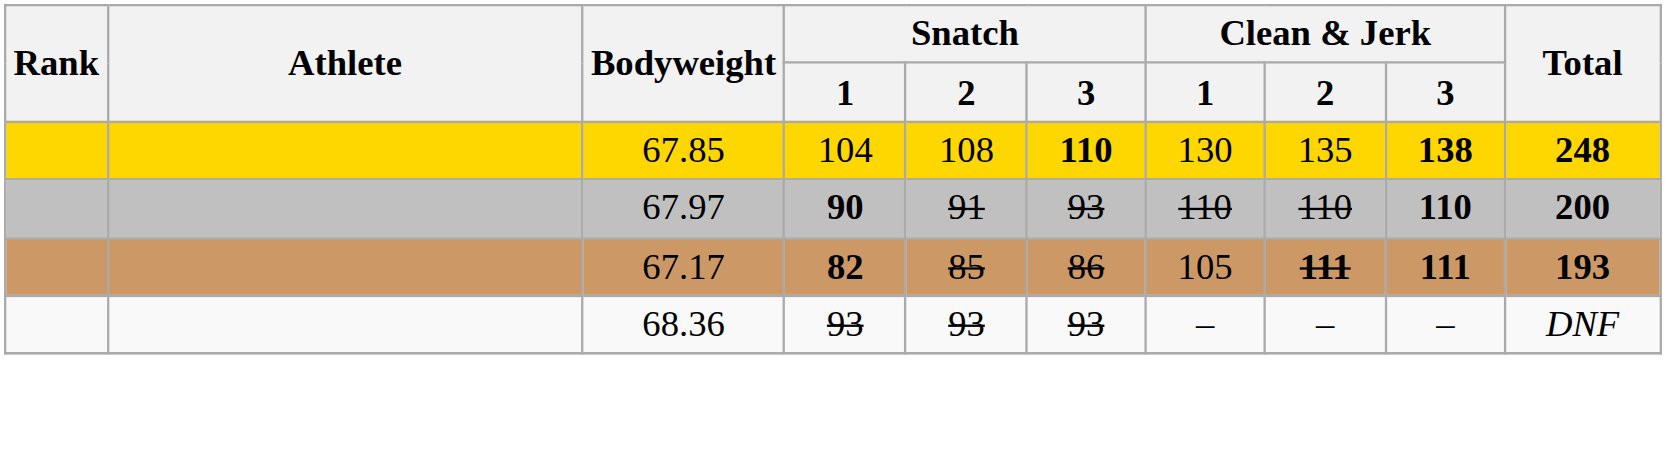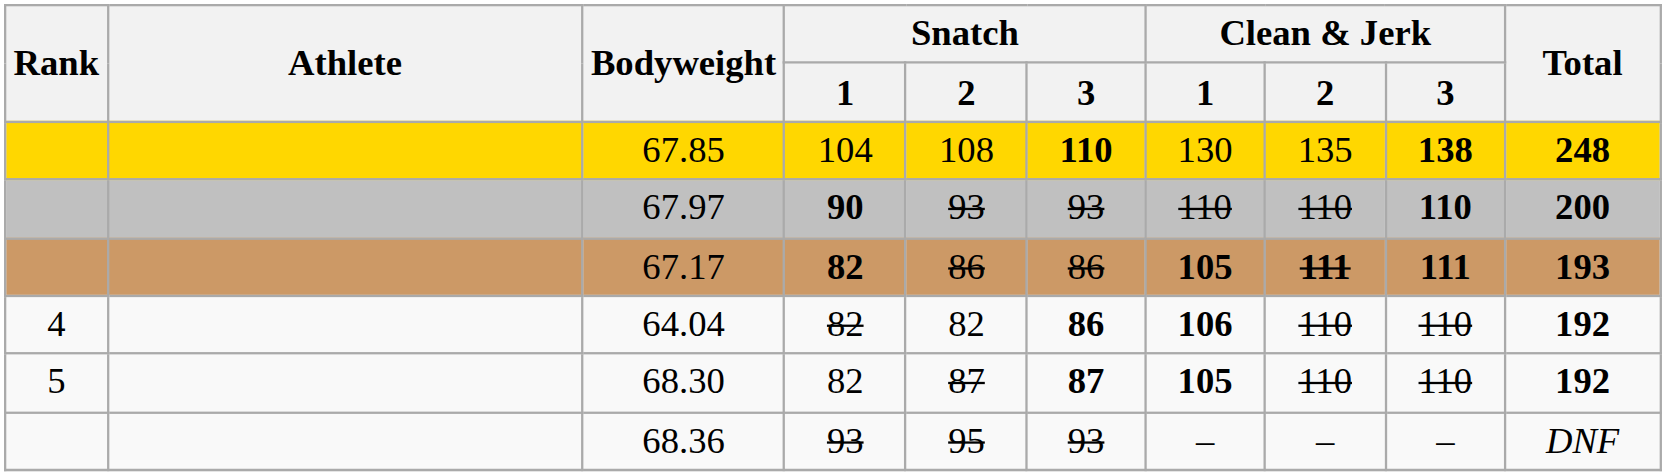(966, 207) 91 -> (966, 207) 93
(966, 265) 85 -> (966, 265) 86
(1205, 265) normal -> (1205, 265) bold
+ row: (684, 324)
+ row: (684, 382)
(966, 324) 93 -> (966, 440) 95
